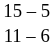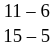rows swapped: (27, 10) <-> (27, 36)
